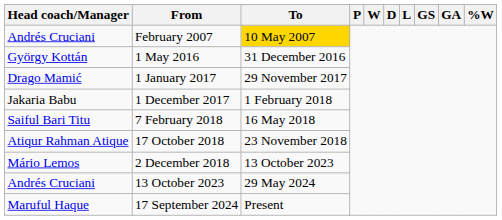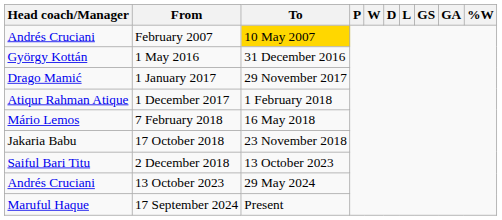(42, 99) Jakaria Babu -> (68, 99) Atiqur Rahman Atique
(49, 120) Saiful Bari Titu -> (43, 120) Mário Lemos
(68, 141) Atiqur Rahman Atique -> (42, 141) Jakaria Babu
(43, 162) Mário Lemos -> (49, 162) Saiful Bari Titu
